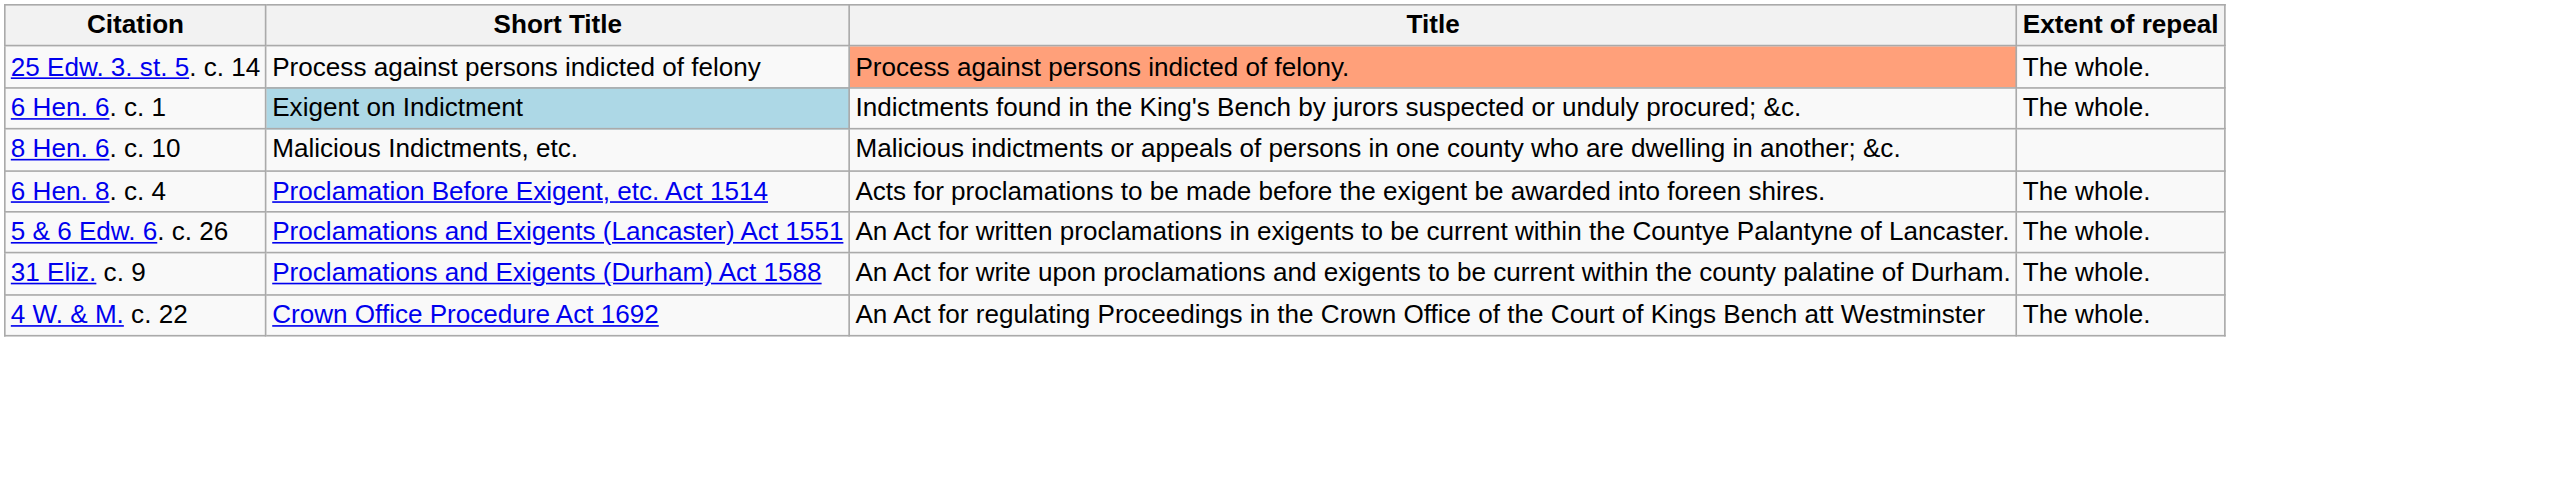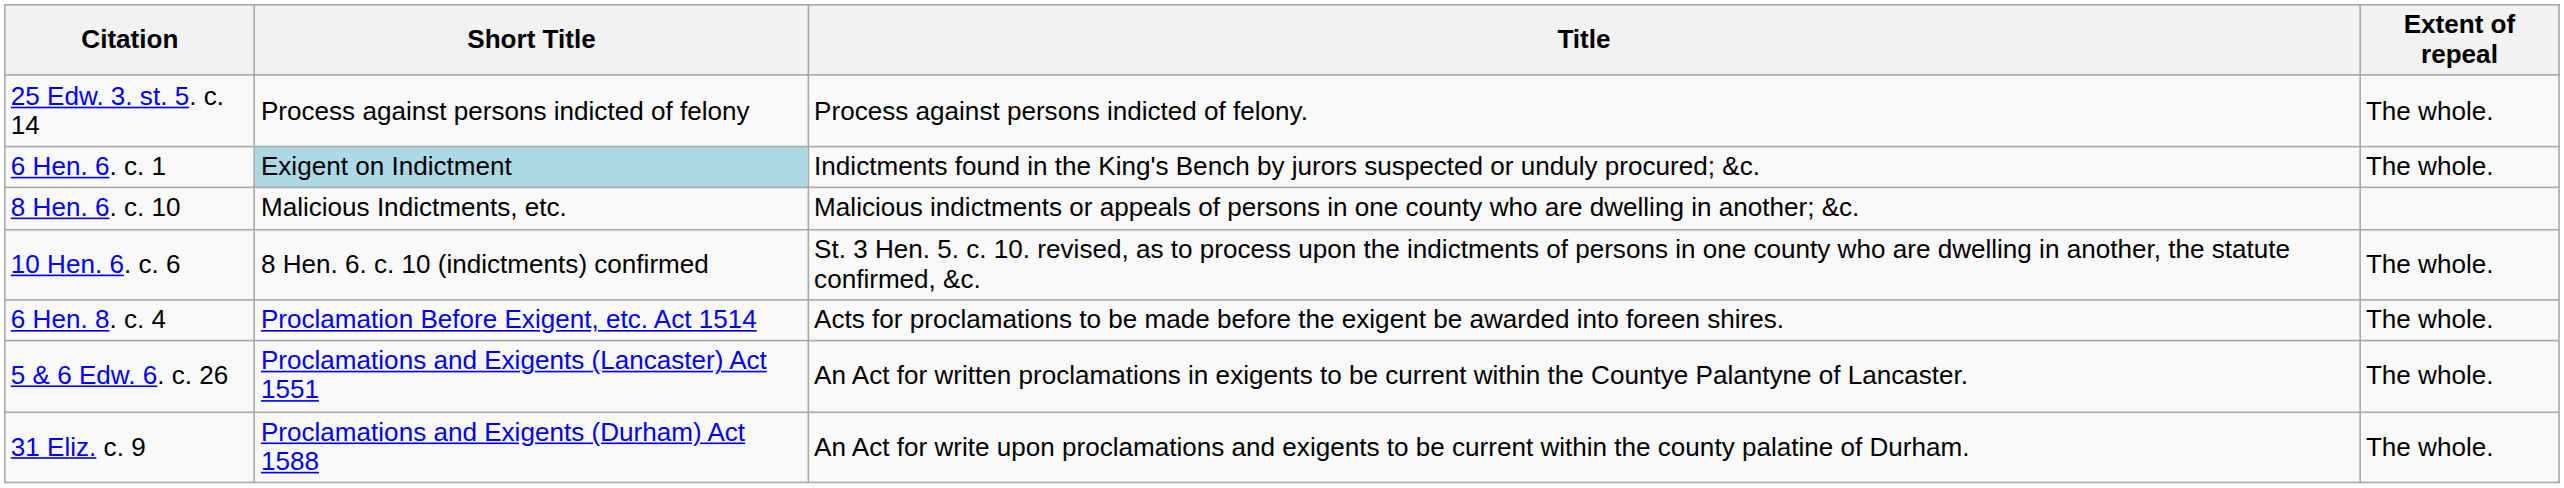(1102, 66) lightsalmon background -> (1061, 110) no background
+ row: (96, 263)
- row: (99, 314)
